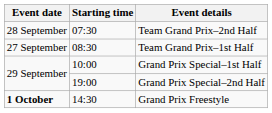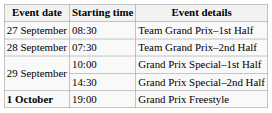rows swapped: (196, 47) <-> (198, 30)
(84, 82) 19:00 -> (84, 82) 14:30
(84, 99) 14:30 -> (84, 99) 19:00
